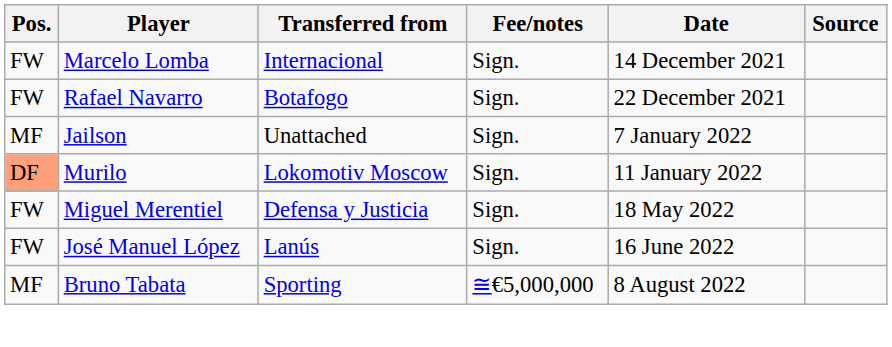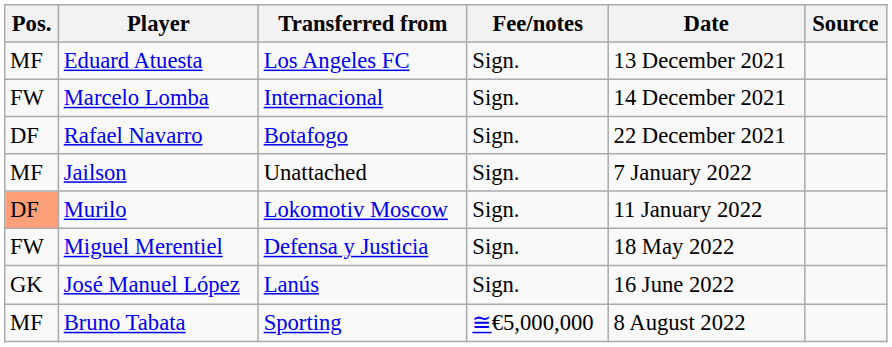+ row: (133, 60)
(27, 98) FW -> (24, 135) DF
(27, 247) FW -> (26, 284) GK
